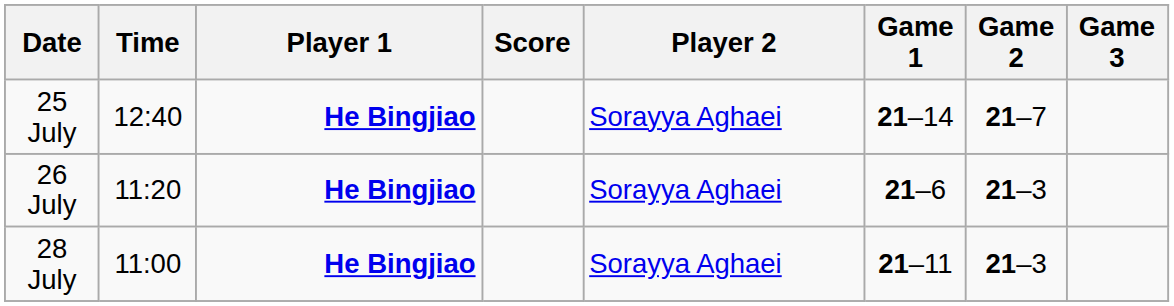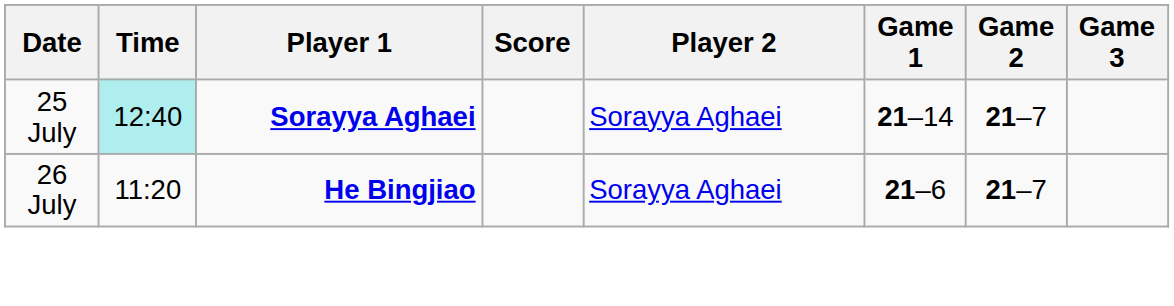(148, 116) no background -> (148, 116) paleturquoise background
(400, 116) He Bingjiao -> (373, 116) Sorayya Aghaei
(1016, 190) 21–3 -> (1016, 190) 21–7
- row: (52, 264)
